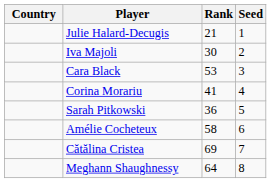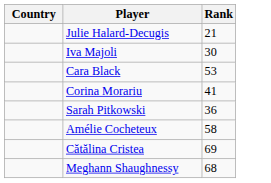- column: (251, 14)
(211, 168) 64 -> (211, 168) 68
